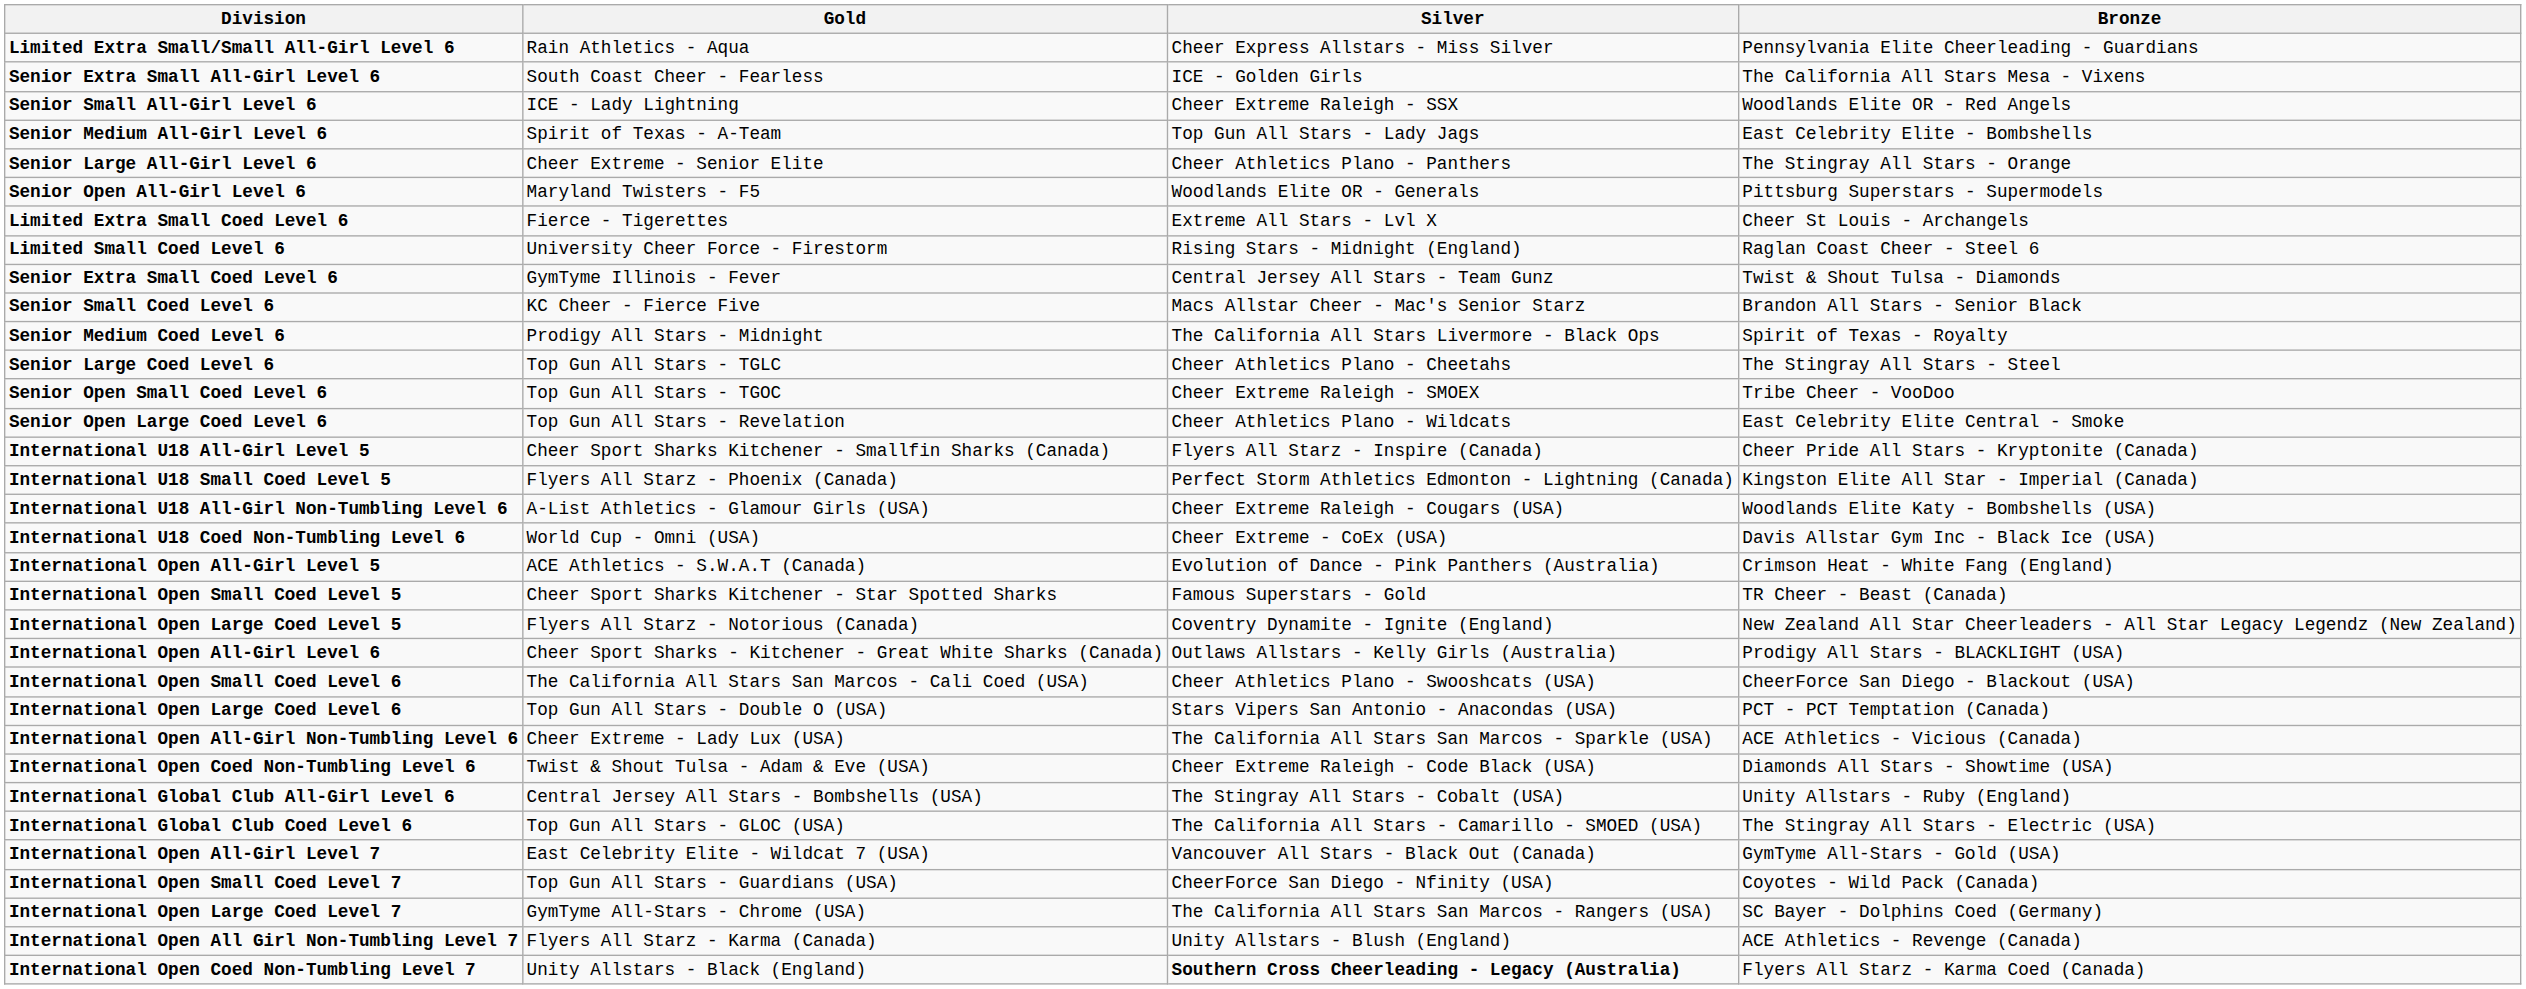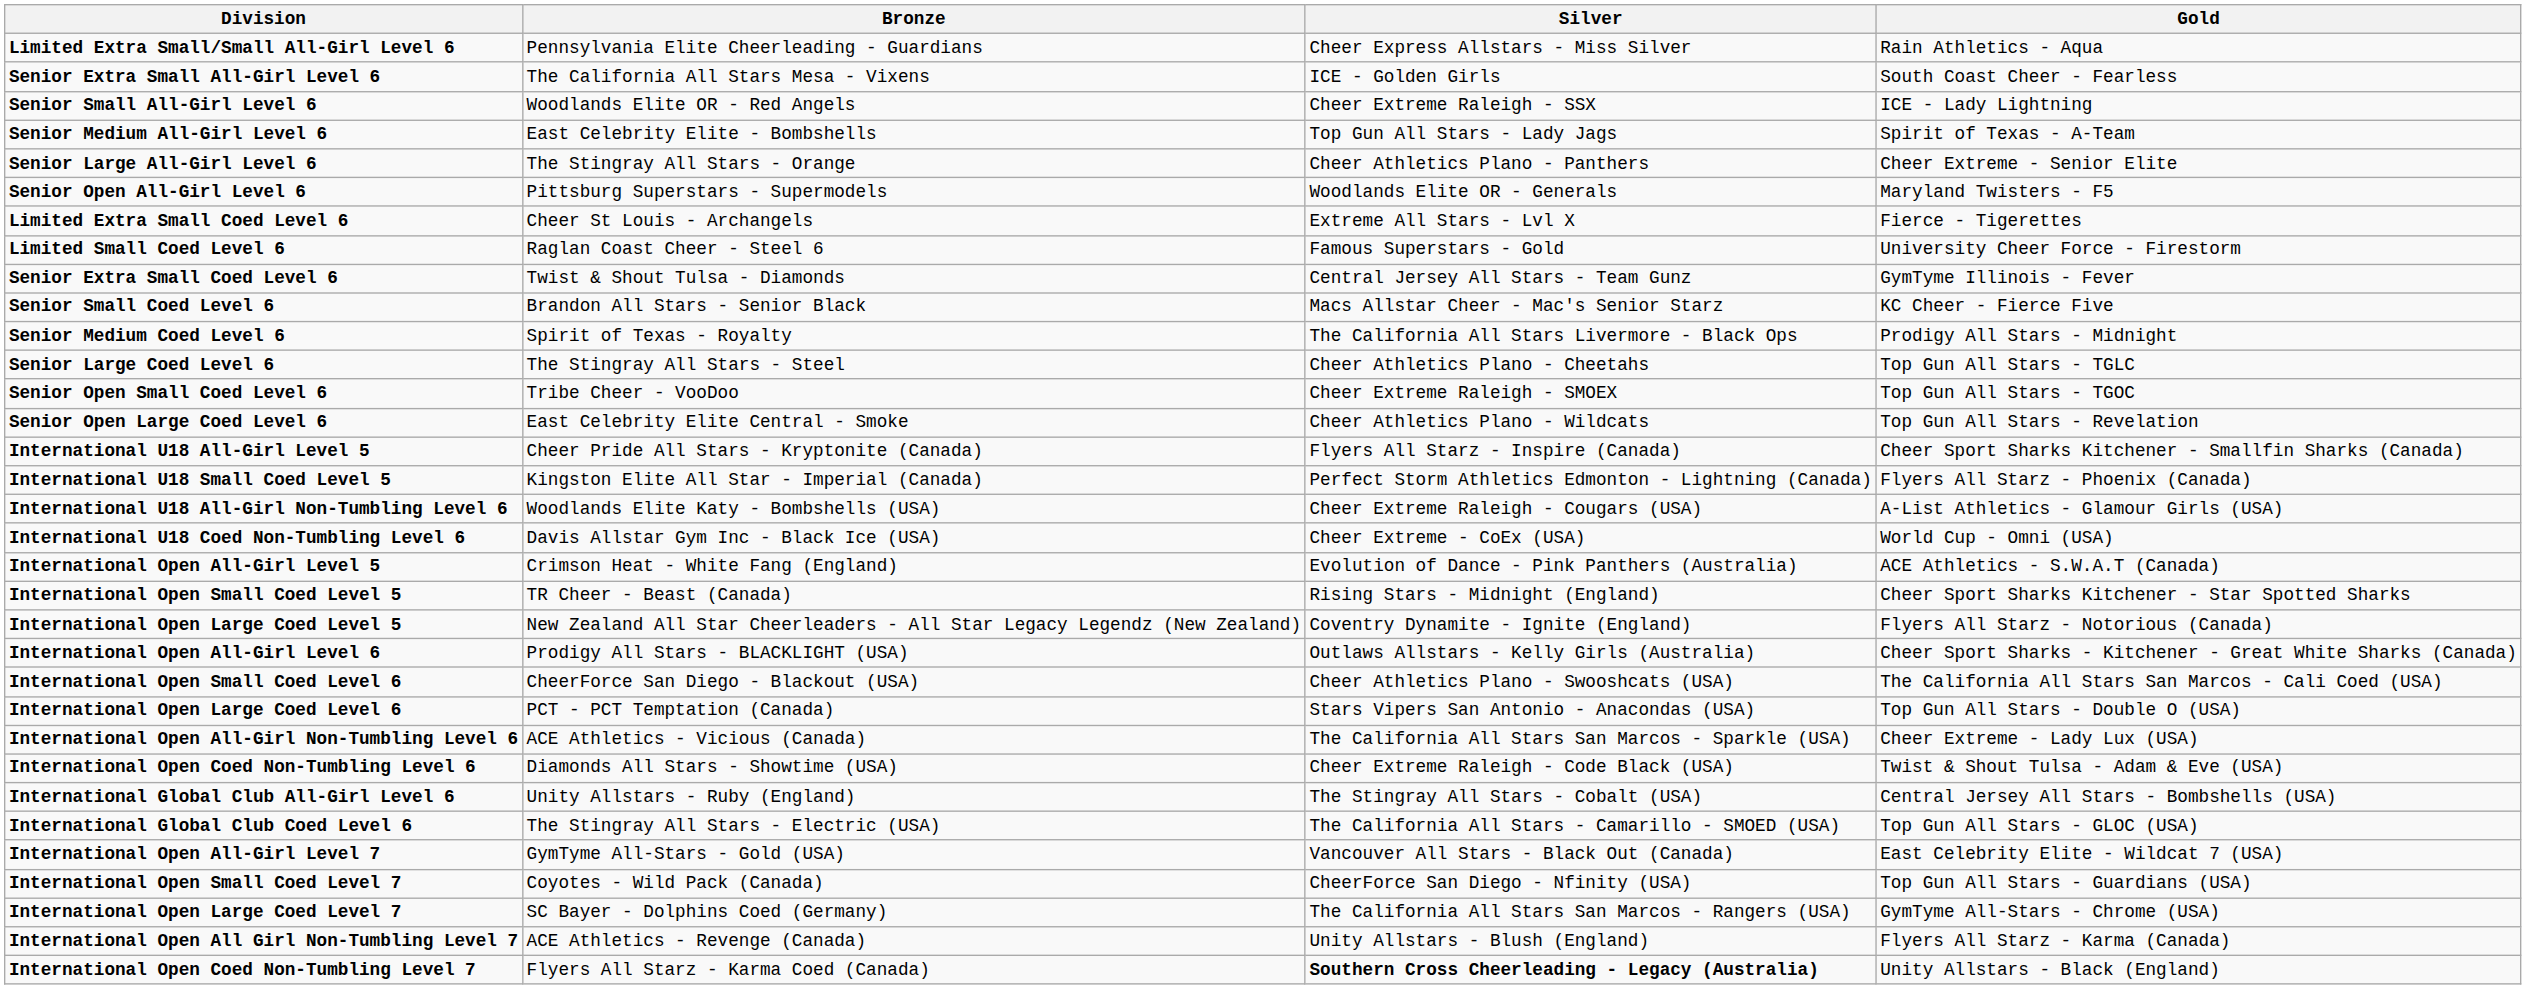columns swapped: (845, 19) <-> (2130, 19)
(1347, 250) Rising Stars - Midnight (England) -> (1437, 250) Famous Superstars - Gold
(1299, 595) Famous Superstars - Gold -> (1485, 595) Rising Stars - Midnight (England)
